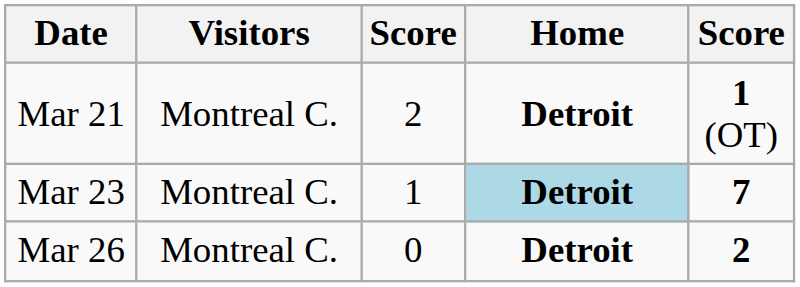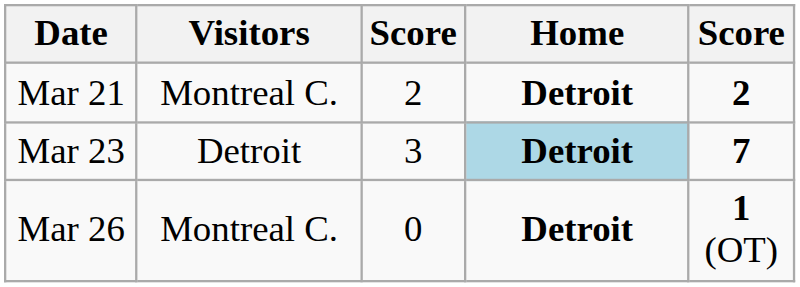(741, 112) 1 (OT) -> (741, 92) 2
(249, 191) Montreal C. -> (249, 150) Detroit
(413, 191) 1 -> (413, 150) 3
(741, 250) 2 -> (741, 229) 1 (OT)
